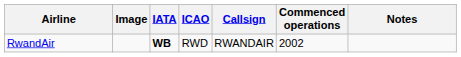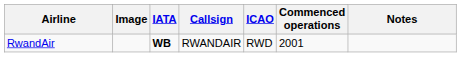columns swapped: (195, 19) <-> (244, 19)
(291, 43) 2002 -> (291, 43) 2001
